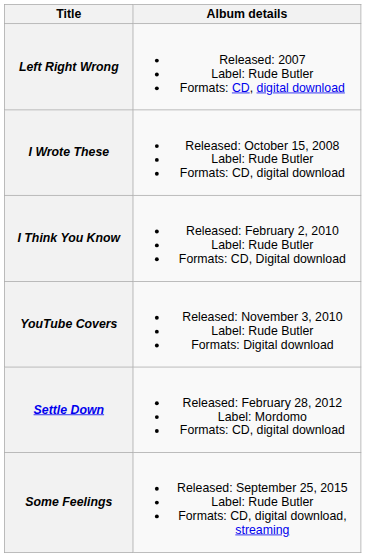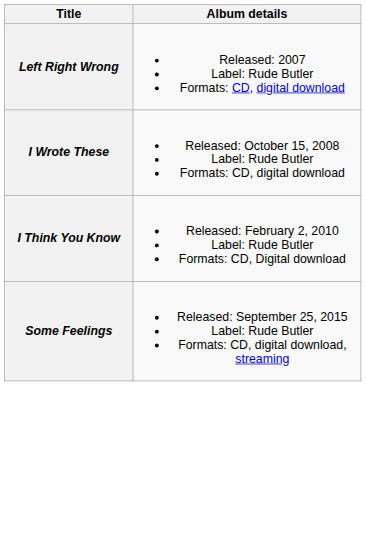- row: (69, 324)
- row: (69, 409)
